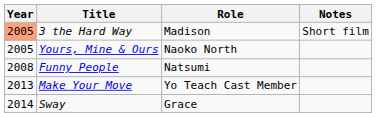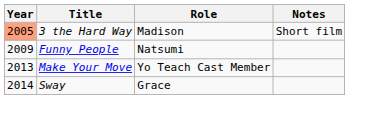- row: (99, 49)
(20, 67) 2008 -> (20, 49) 2009
